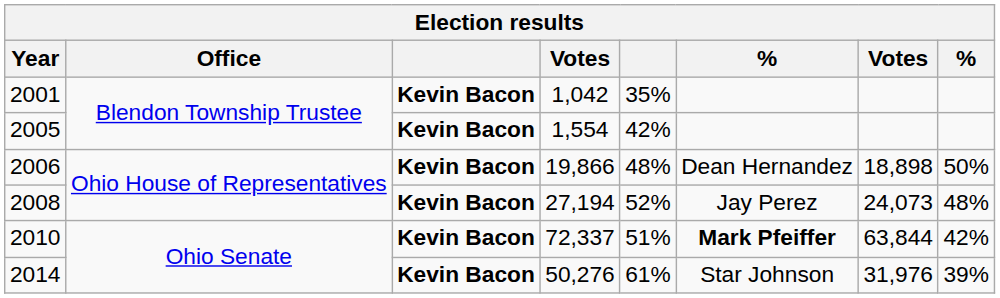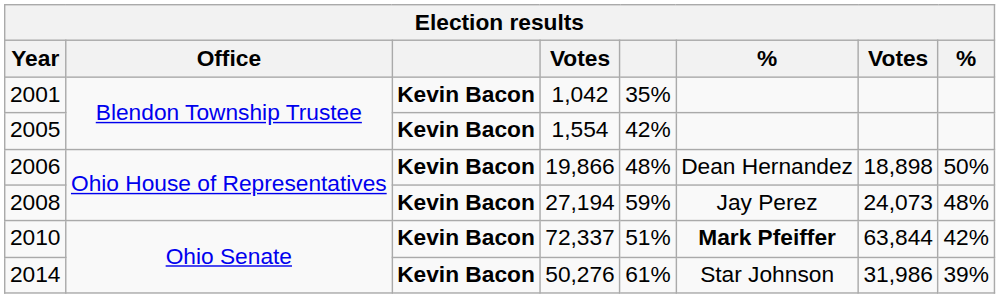(648, 202) 52% -> (648, 202) 59%
(898, 274) 31,976 -> (898, 274) 31,986
